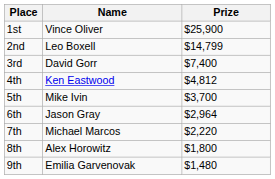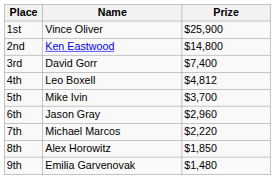(70, 47) Leo Boxell -> (80, 47) Ken Eastwood
(204, 47) $14,799 -> (204, 47) $14,800
(80, 81) Ken Eastwood -> (70, 81) Leo Boxell
(201, 115) $2,964 -> (201, 115) $2,960
(201, 149) $1,800 -> (201, 149) $1,850
